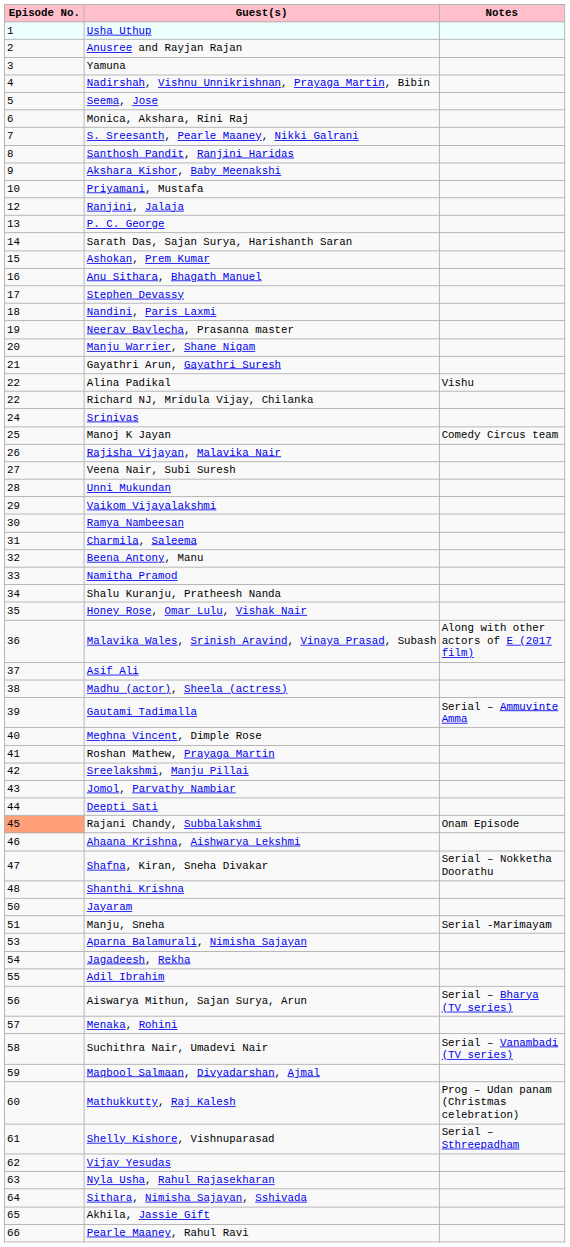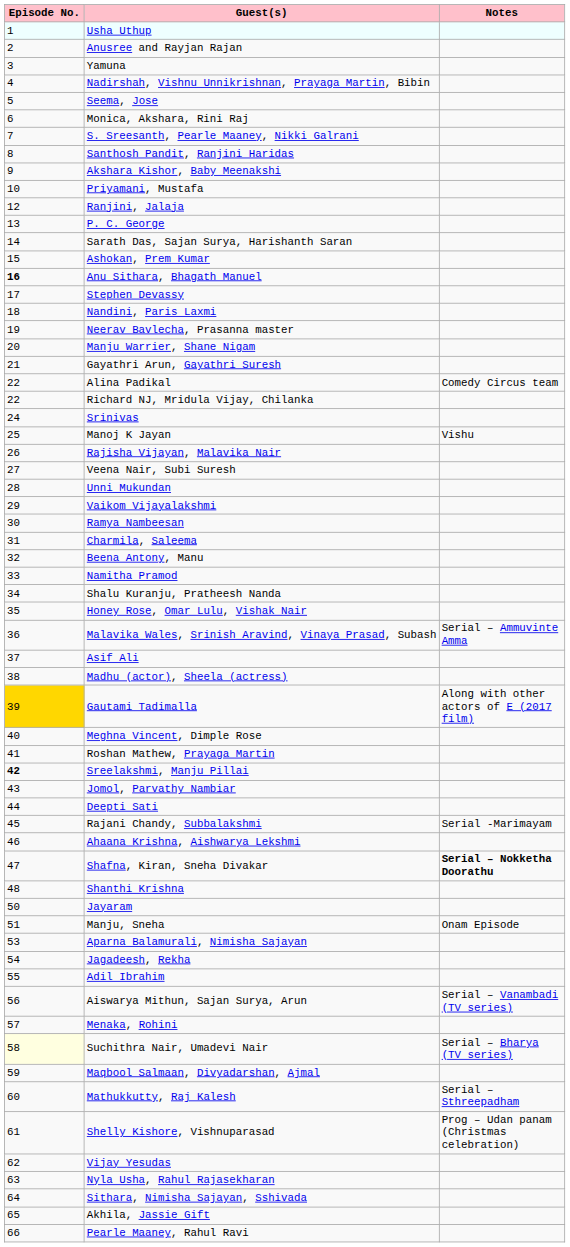(13, 277) normal -> (13, 277) bold
(458, 383) Vishu -> (500, 383) Comedy Circus team
(500, 435) Comedy Circus team -> (458, 435) Vishu
(497, 641) Along with other actors of E (2017 film) -> (500, 635) Serial – Ammuvinte Amma
(13, 713) no background -> (13, 706) gold background
(500, 713) Serial – Ammuvinte Amma -> (497, 706) Along with other actors of E (2017 film)
(13, 772) normal -> (13, 772) bold
(13, 824) lightsalmon background -> (13, 824) no background
(480, 824) Onam Episode -> (497, 824) Serial -Marimayam
(497, 866) normal -> (497, 866) bold
(497, 925) Serial -Marimayam -> (480, 925) Onam Episode
(490, 1001) Serial – Bharya (TV series) -> (500, 1001) Serial – Vanambadi (TV series)
(13, 1049) no background -> (13, 1049) lightyellow background
(500, 1049) Serial – Vanambadi (TV series) -> (490, 1049) Serial – Bharya (TV series)
(497, 1103) Prog – Udan panam (Christmas celebration) -> (480, 1097) Serial – Sthreepadham
(480, 1139) Serial – Sthreepadham -> (497, 1133) Prog – Udan panam (Christmas celebration)
